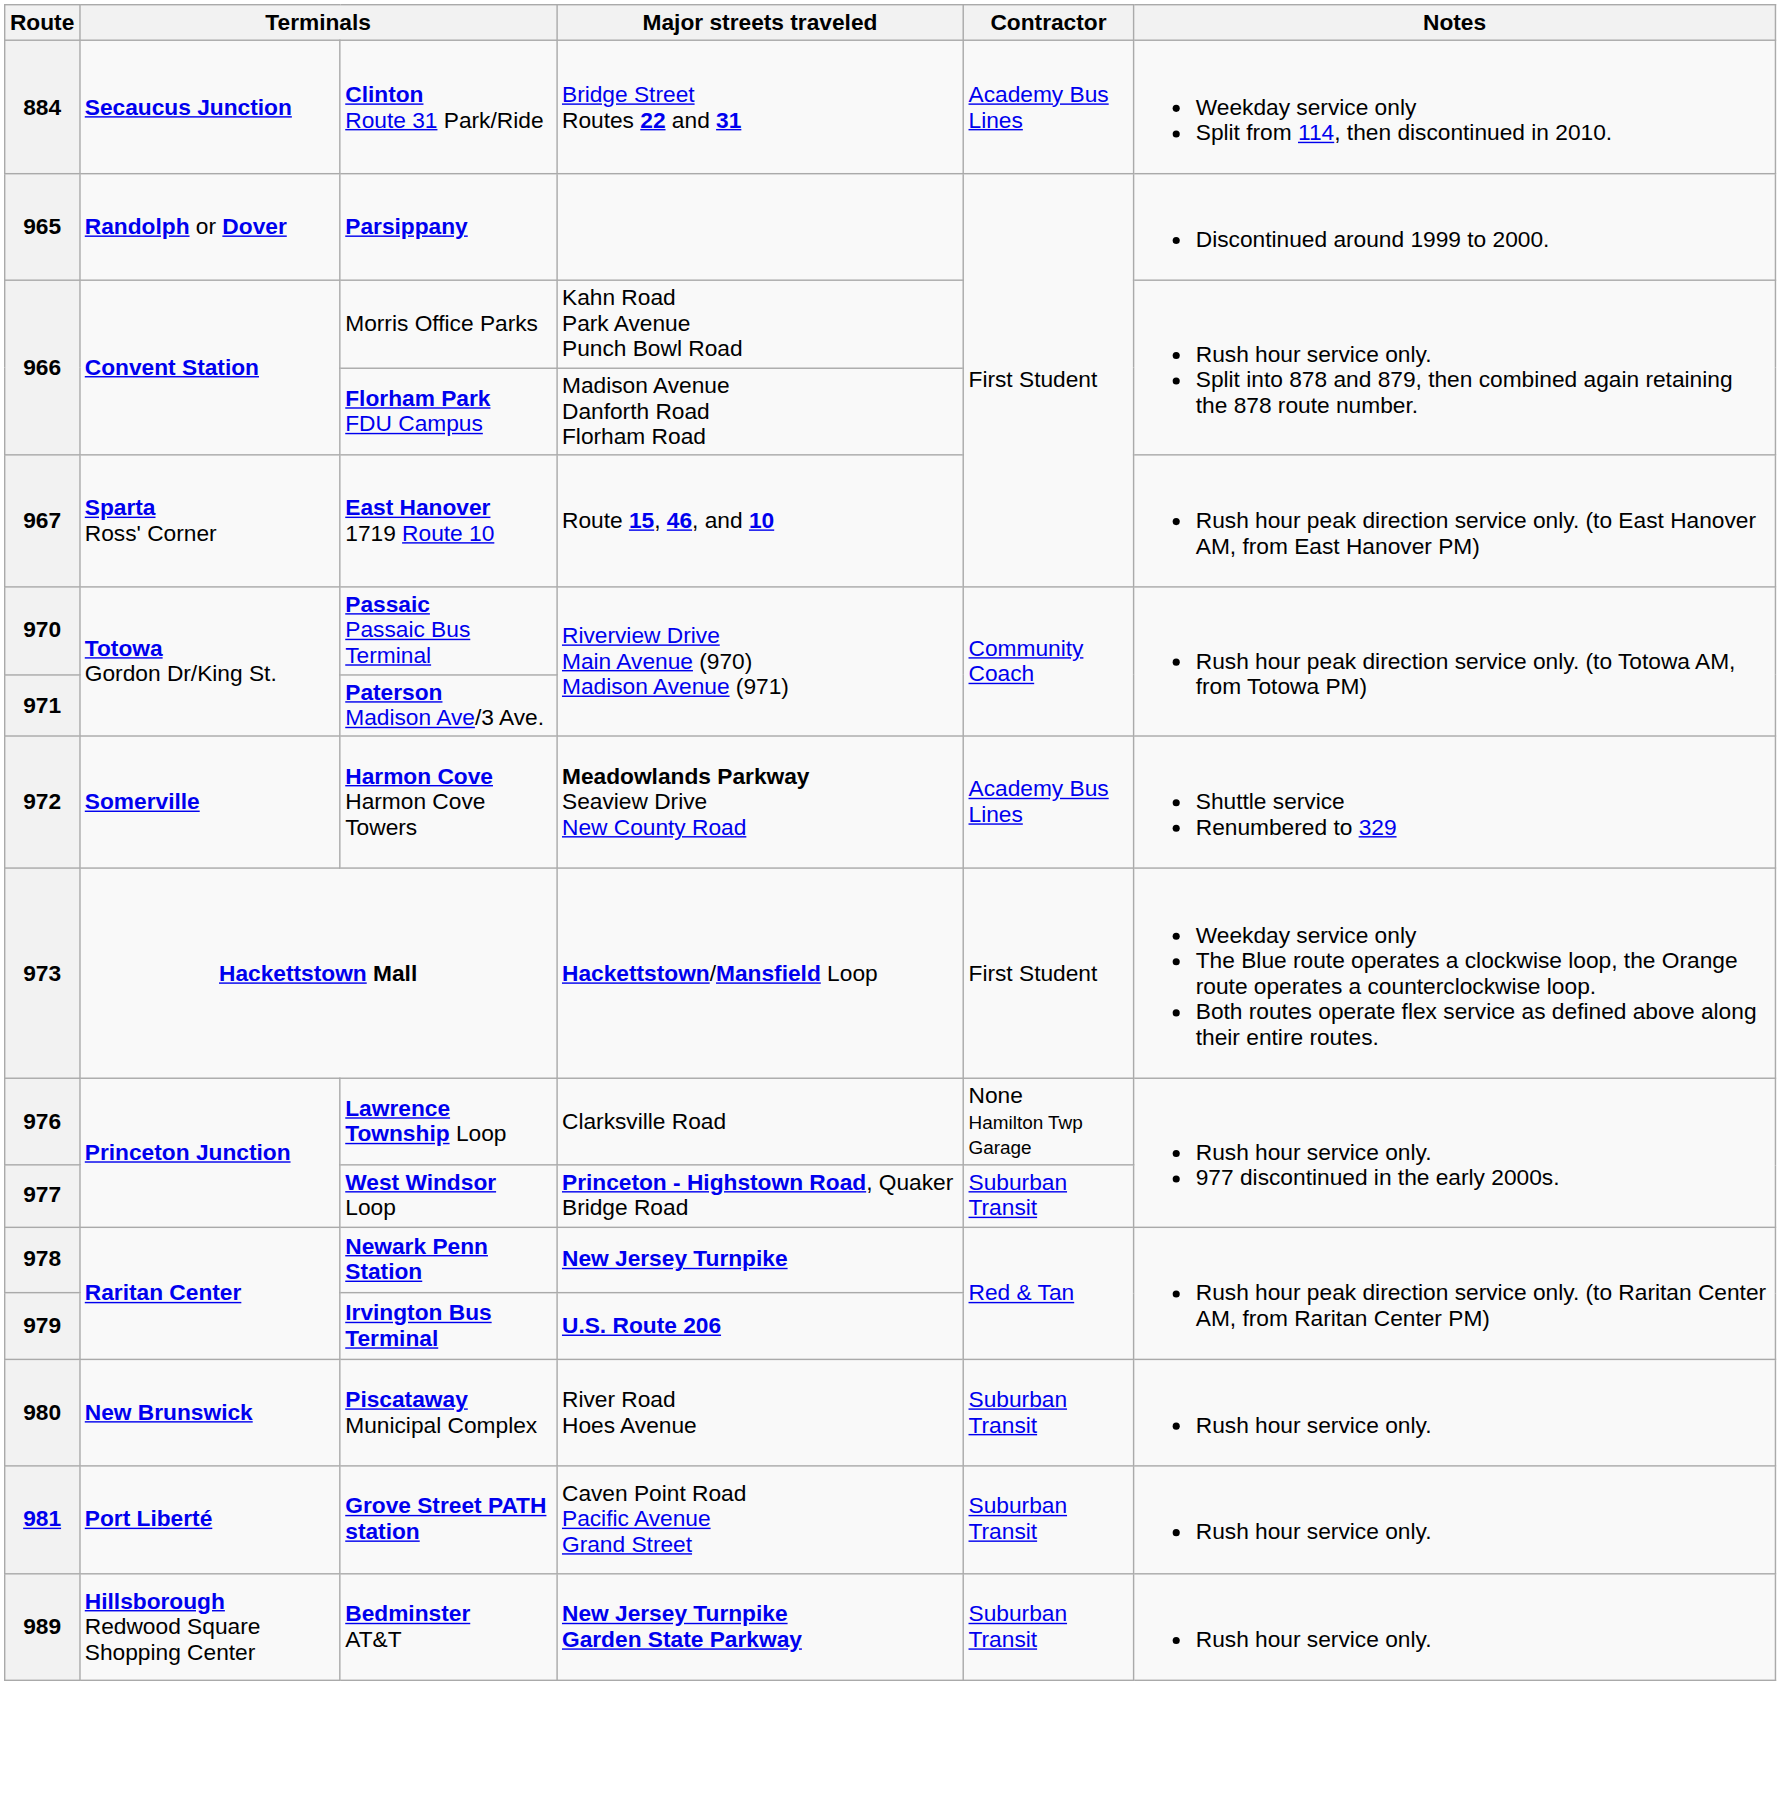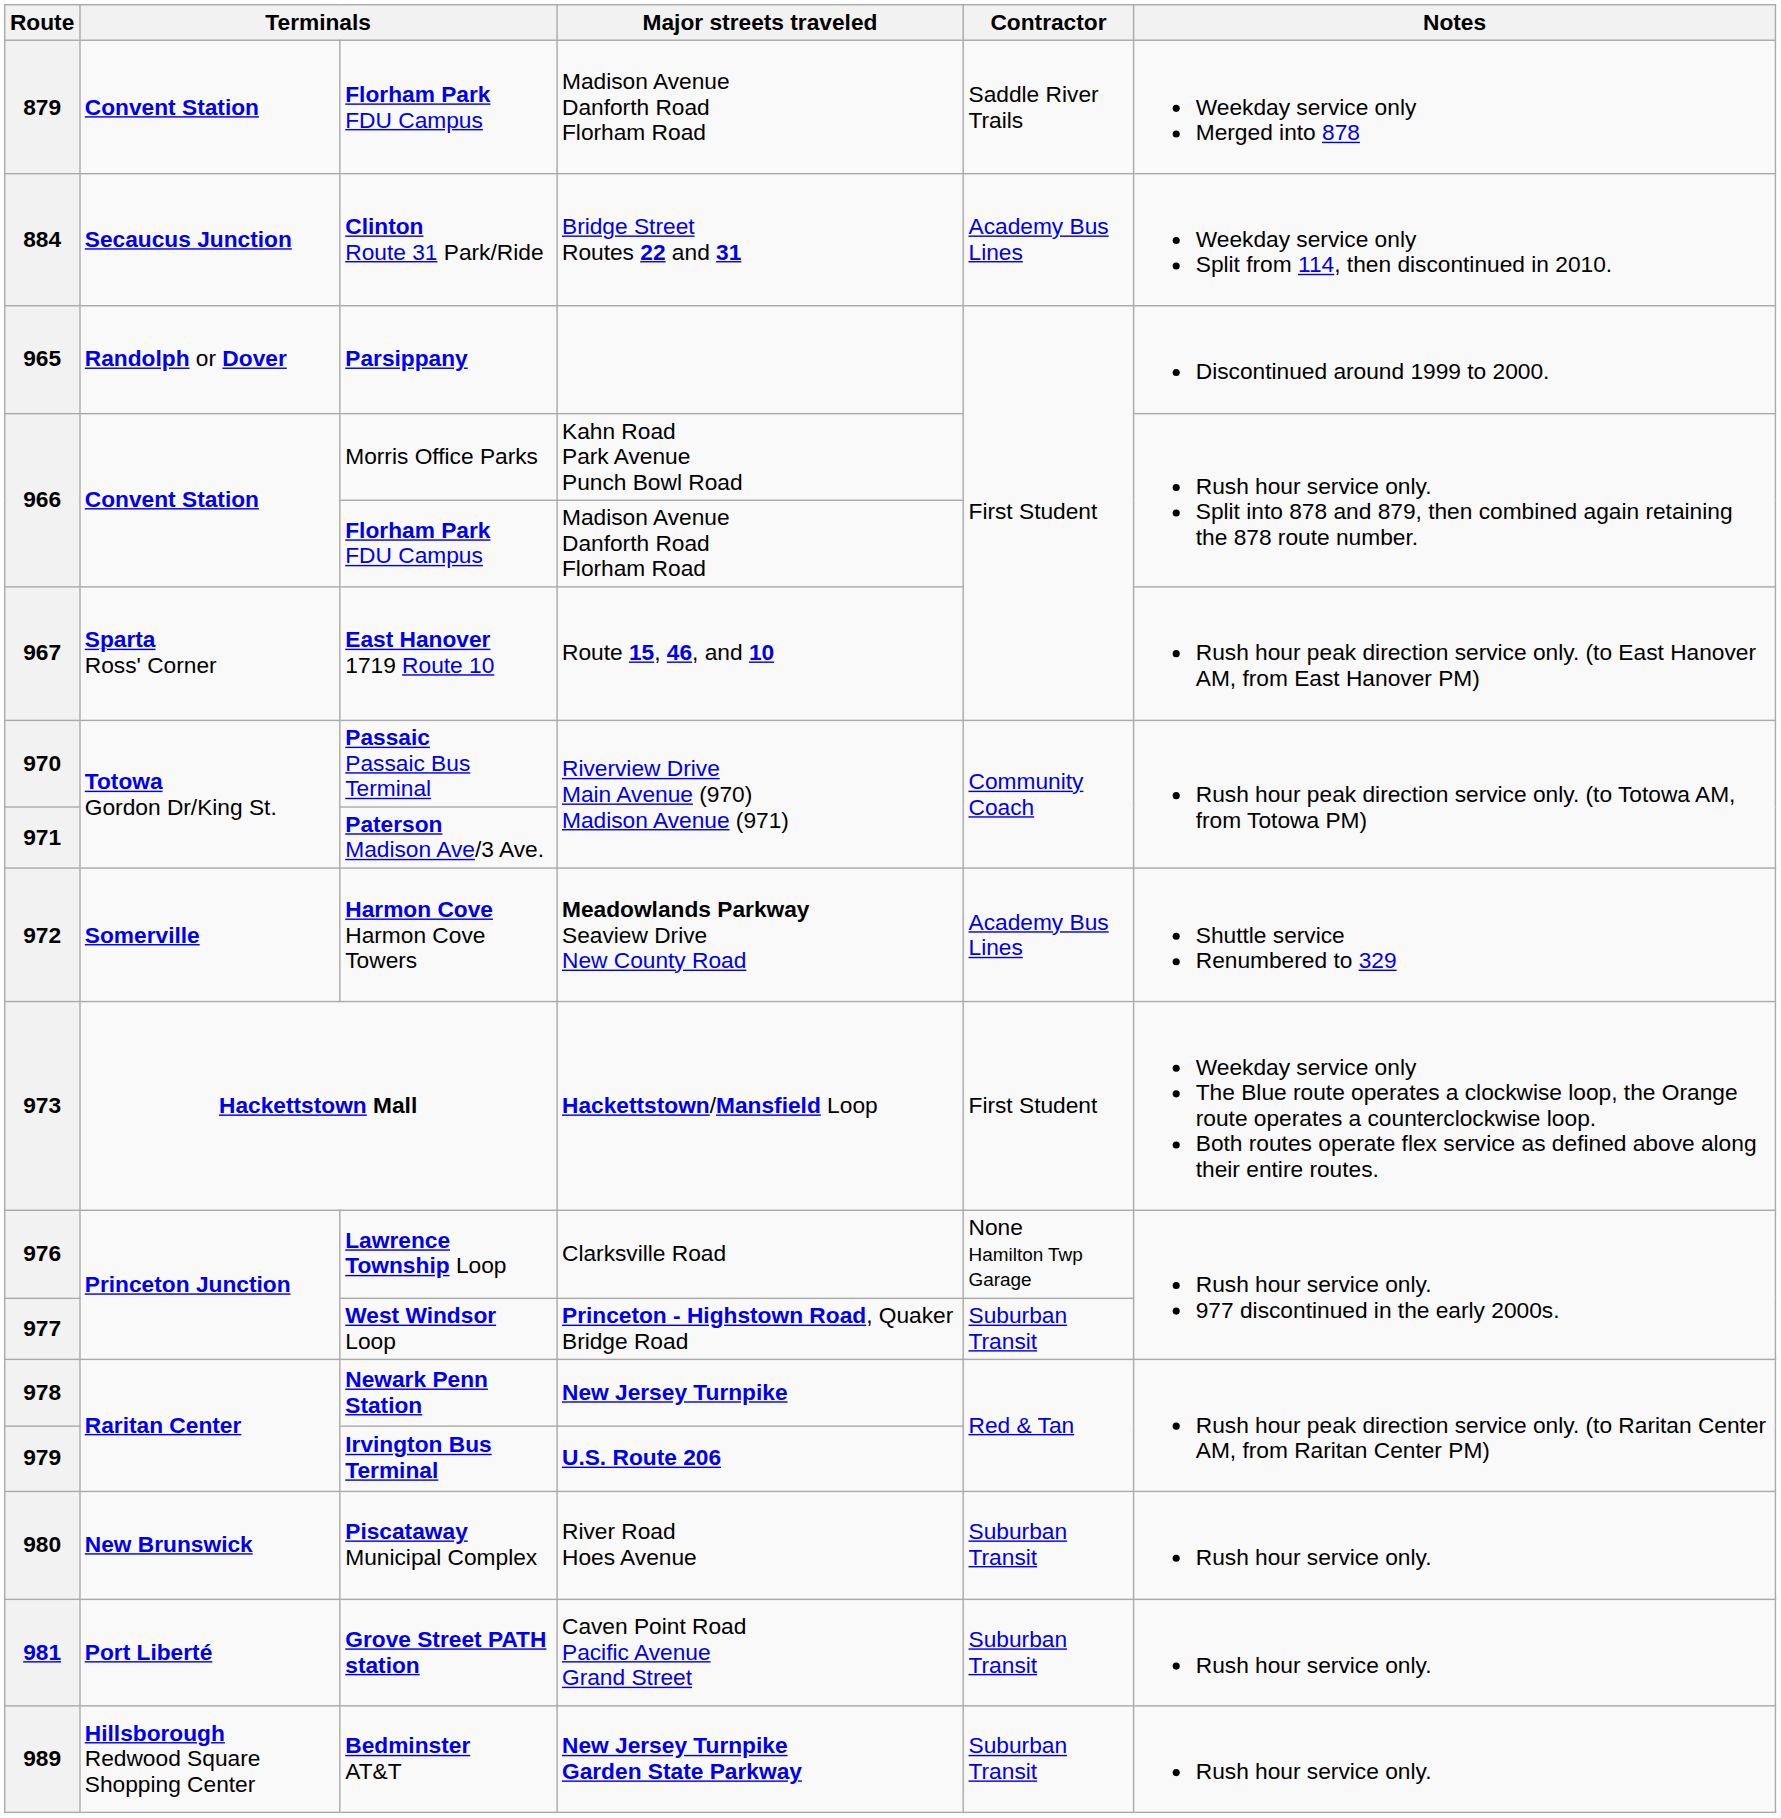+ row: (42, 106)
